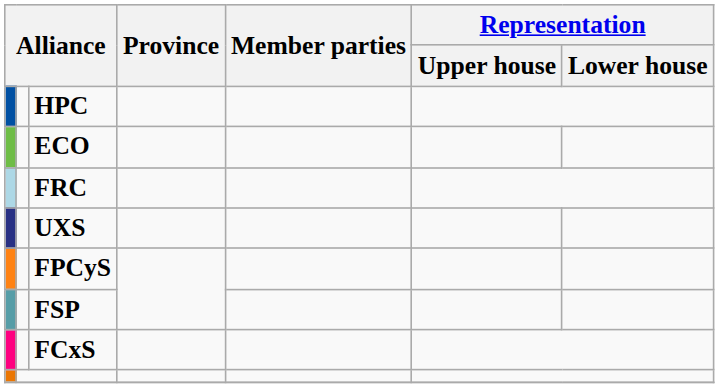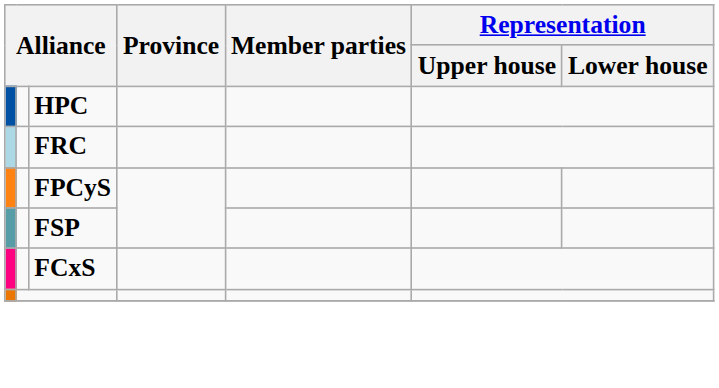- row: (11, 147)
- row: (11, 228)
